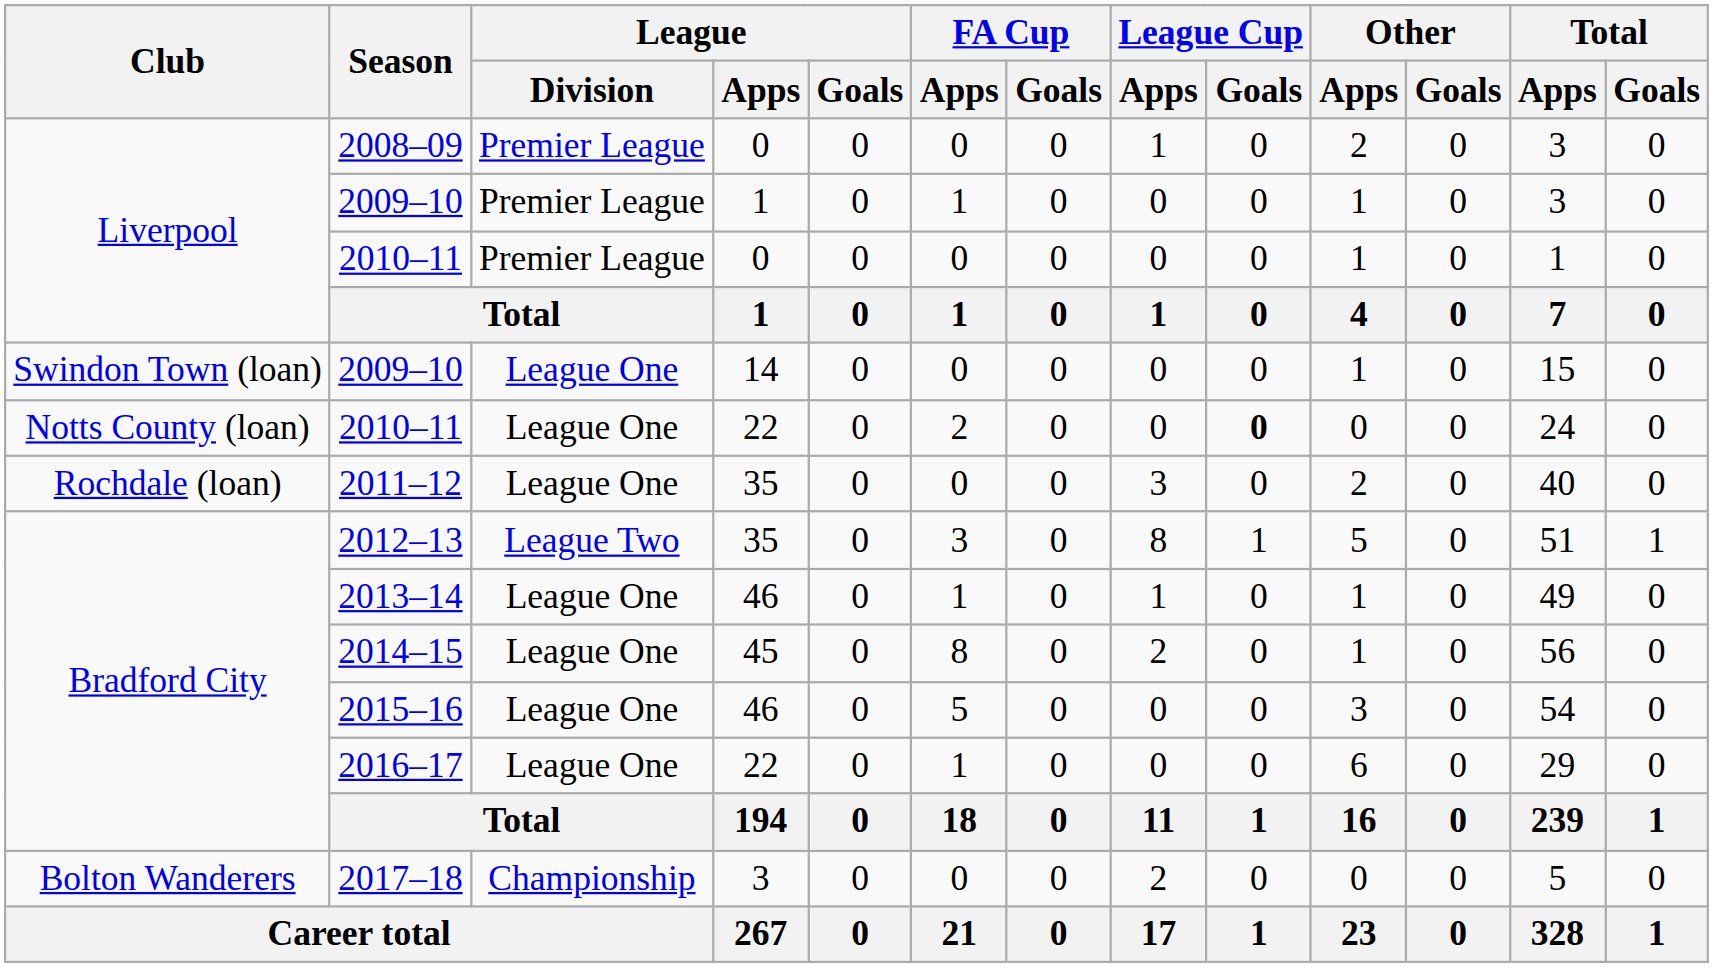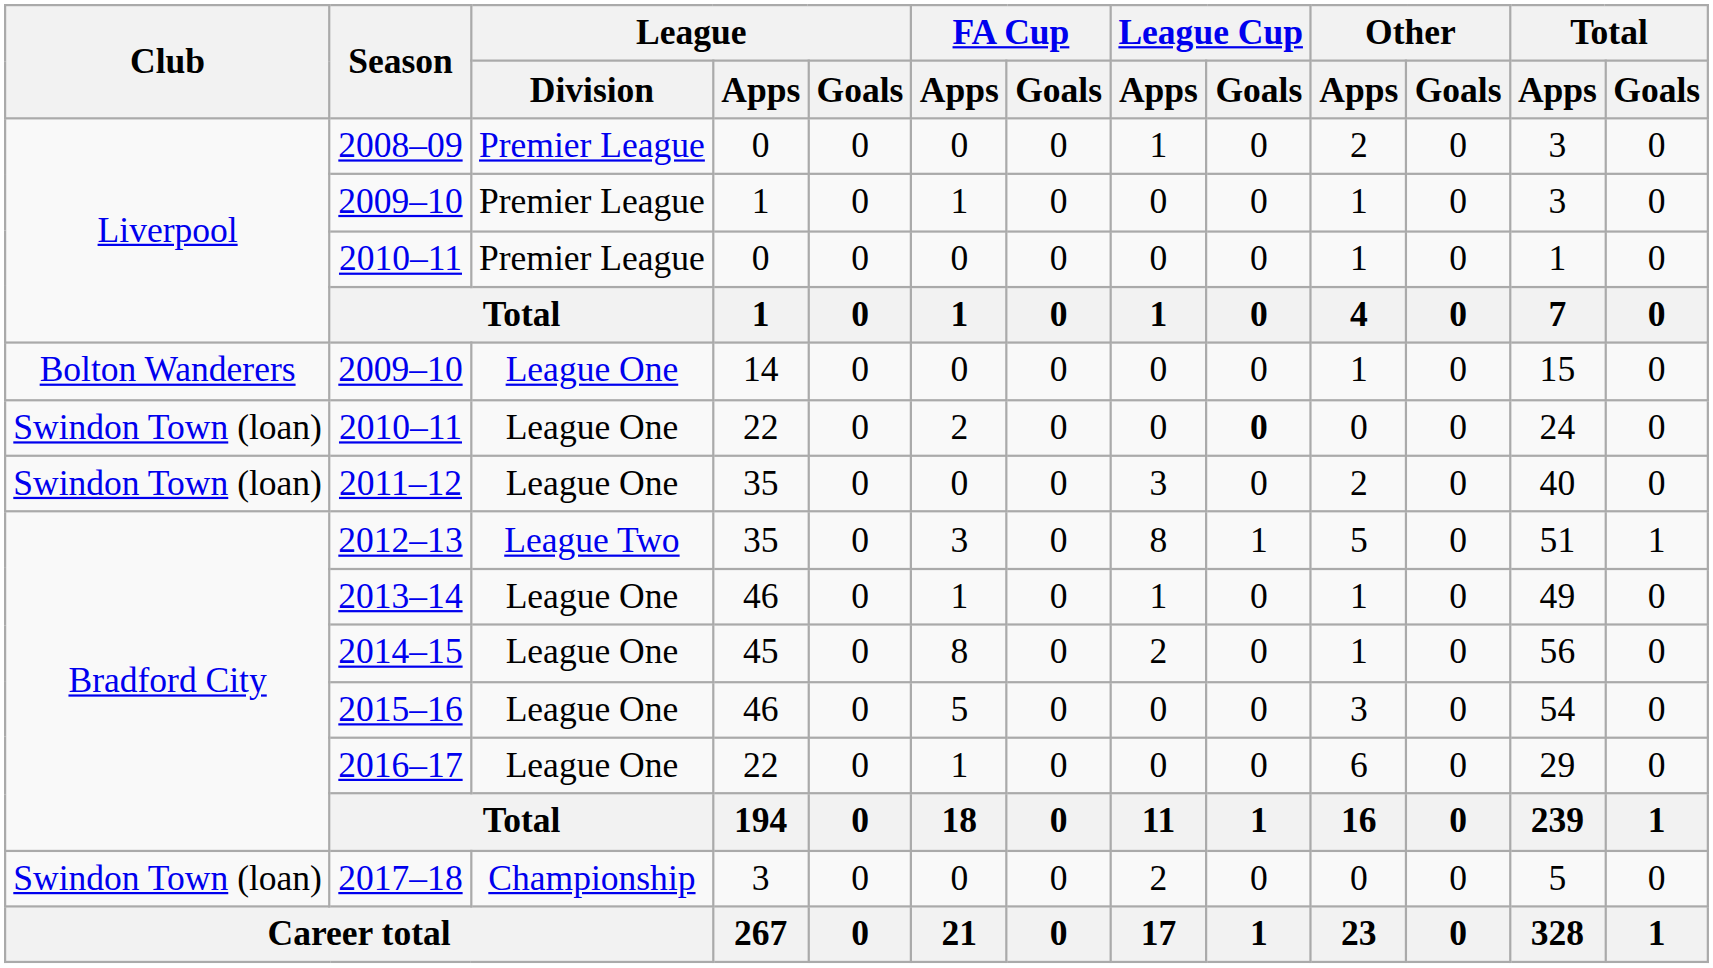(168, 370) Swindon Town (loan) -> (168, 370) Bolton Wanderers
(168, 426) Notts County (loan) -> (168, 426) Swindon Town (loan)
(168, 483) Rochdale (loan) -> (168, 483) Swindon Town (loan)
(168, 877) Bolton Wanderers -> (168, 877) Swindon Town (loan)
